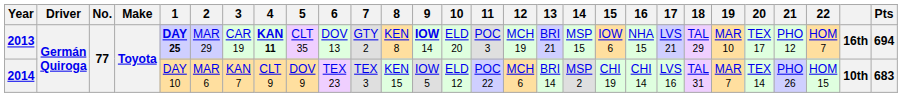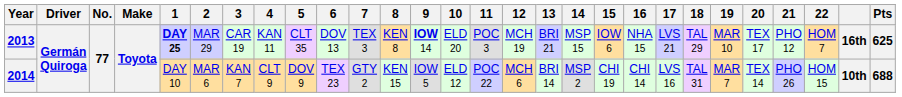(270, 42) bold -> (270, 41) normal
(366, 41) GTY 2 -> (365, 41) TEX 3
(884, 42) 694 -> (883, 42) 625
(366, 75) TEX 3 -> (365, 75) GTY 2
(884, 76) 683 -> (883, 76) 688
